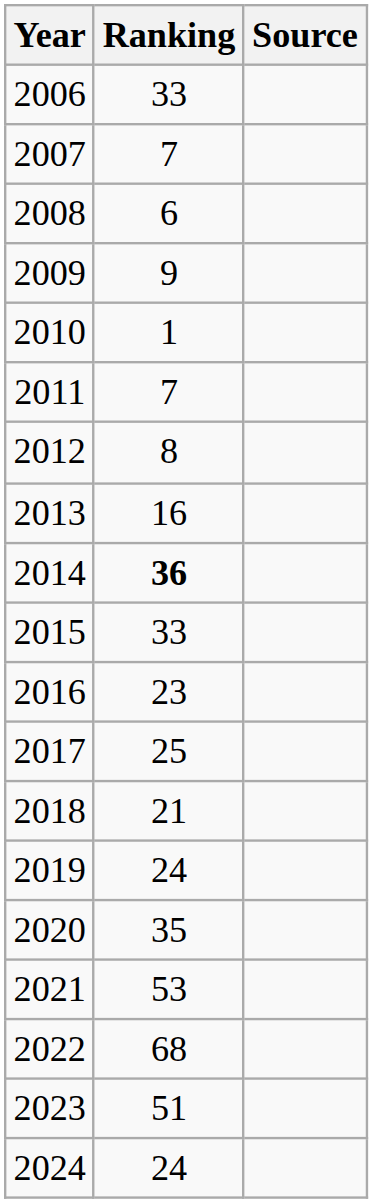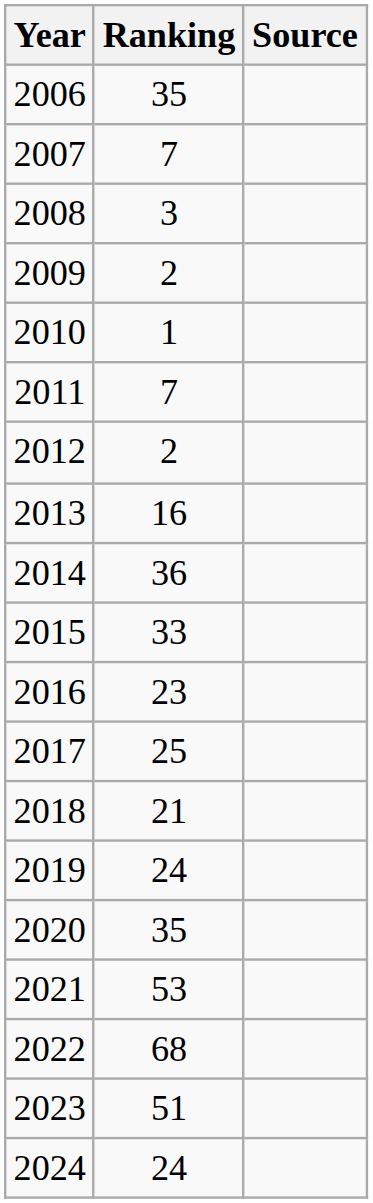(169, 94) 33 -> (169, 94) 35
(169, 213) 6 -> (169, 213) 3
(169, 273) 9 -> (169, 273) 2
(169, 452) 8 -> (169, 452) 2
(169, 571) bold -> (169, 571) normal
